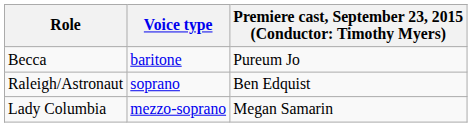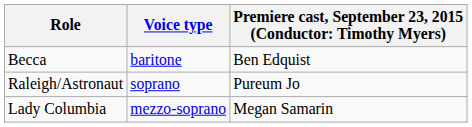(267, 59) Pureum Jo -> (272, 59) Ben Edquist
(272, 84) Ben Edquist -> (267, 84) Pureum Jo
